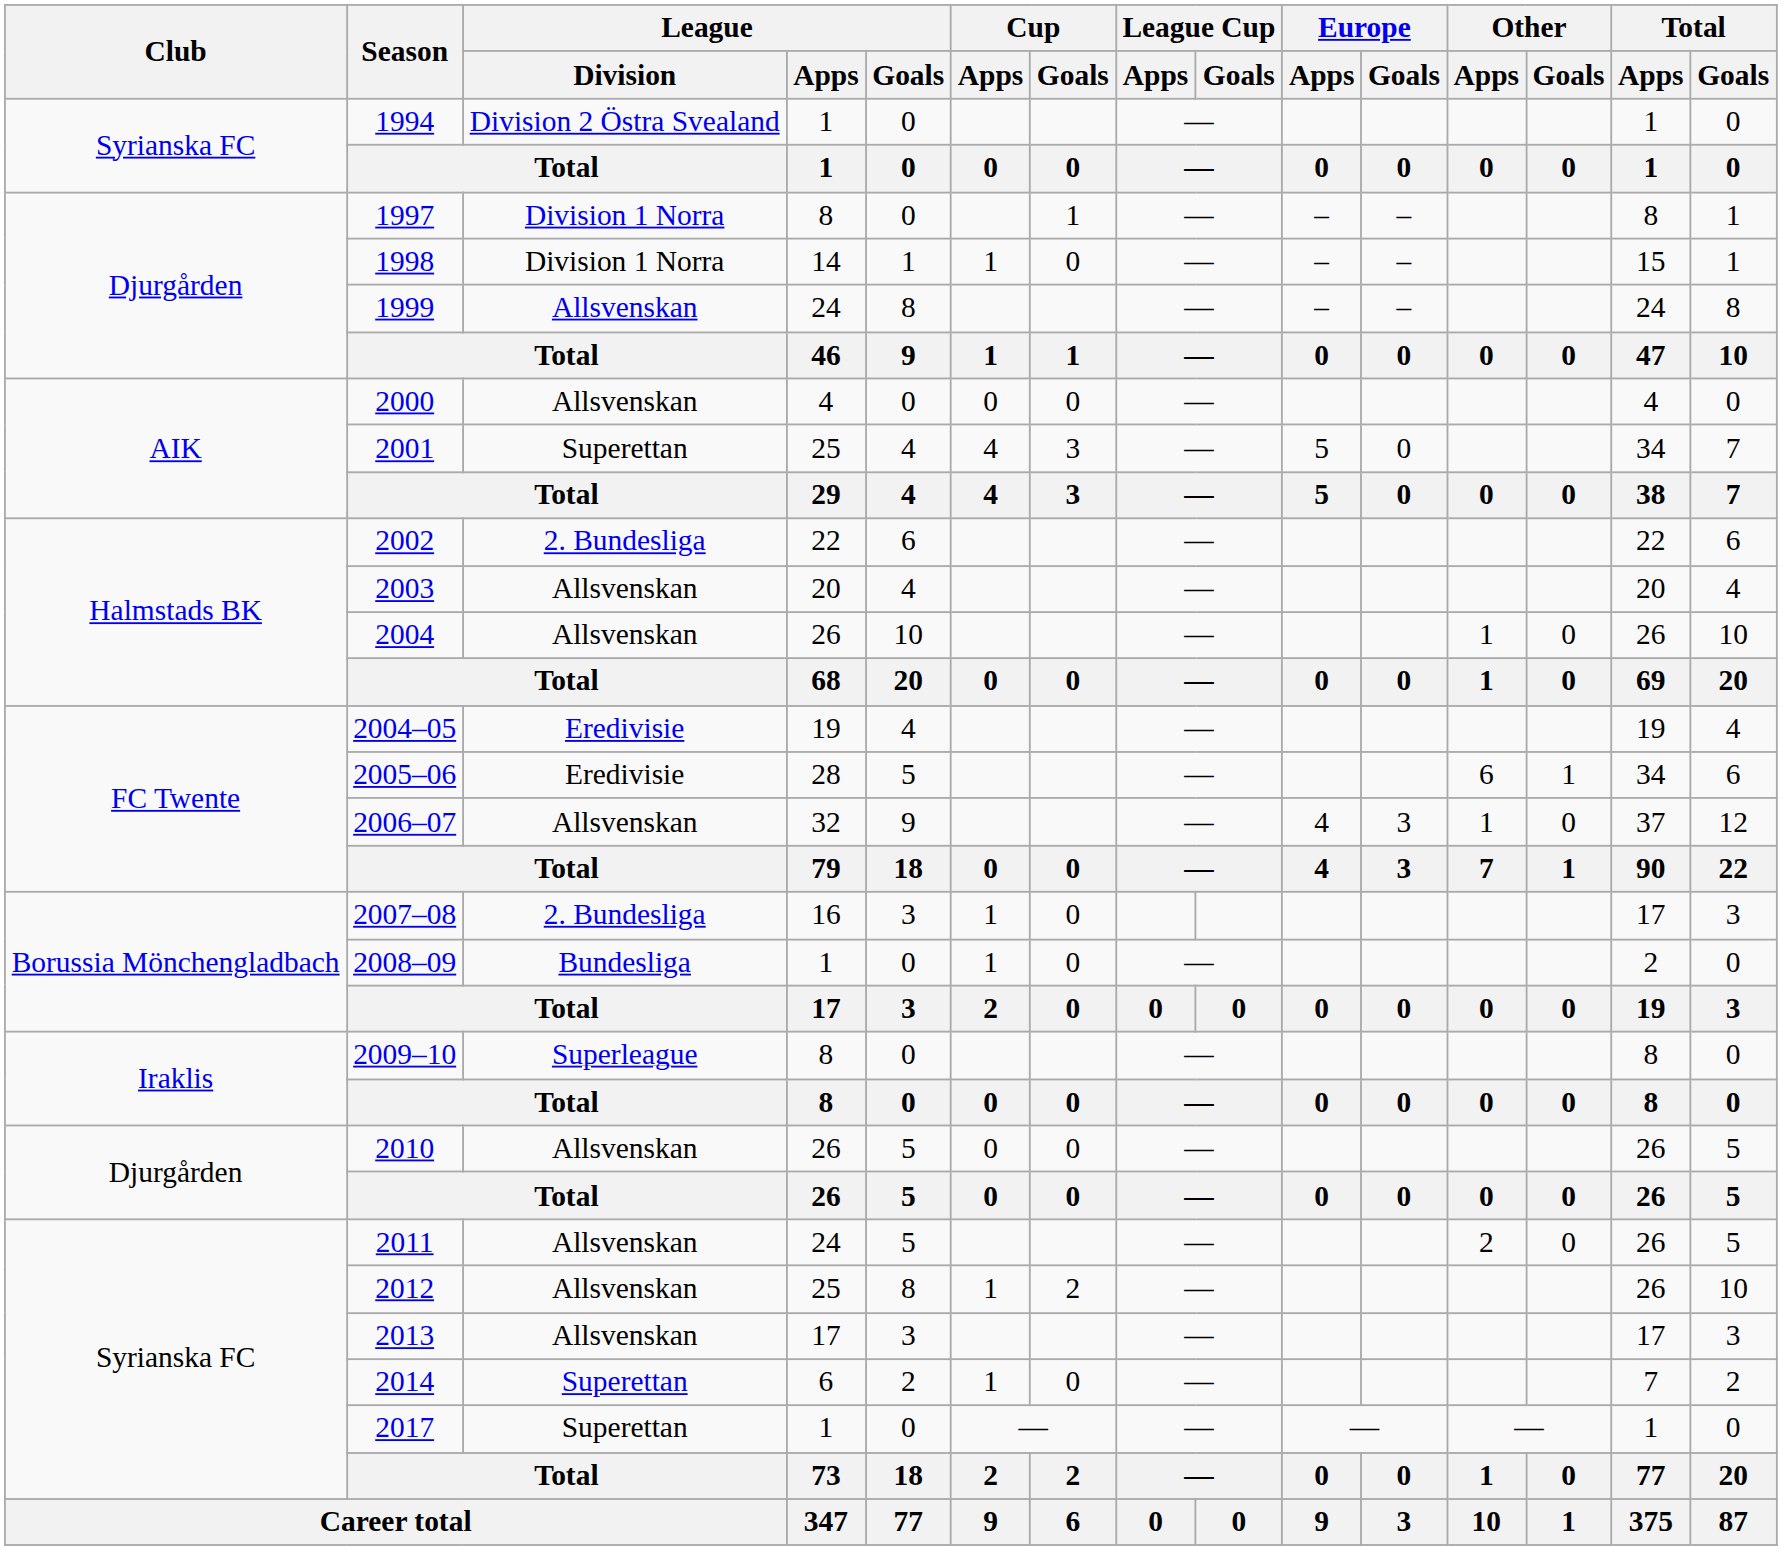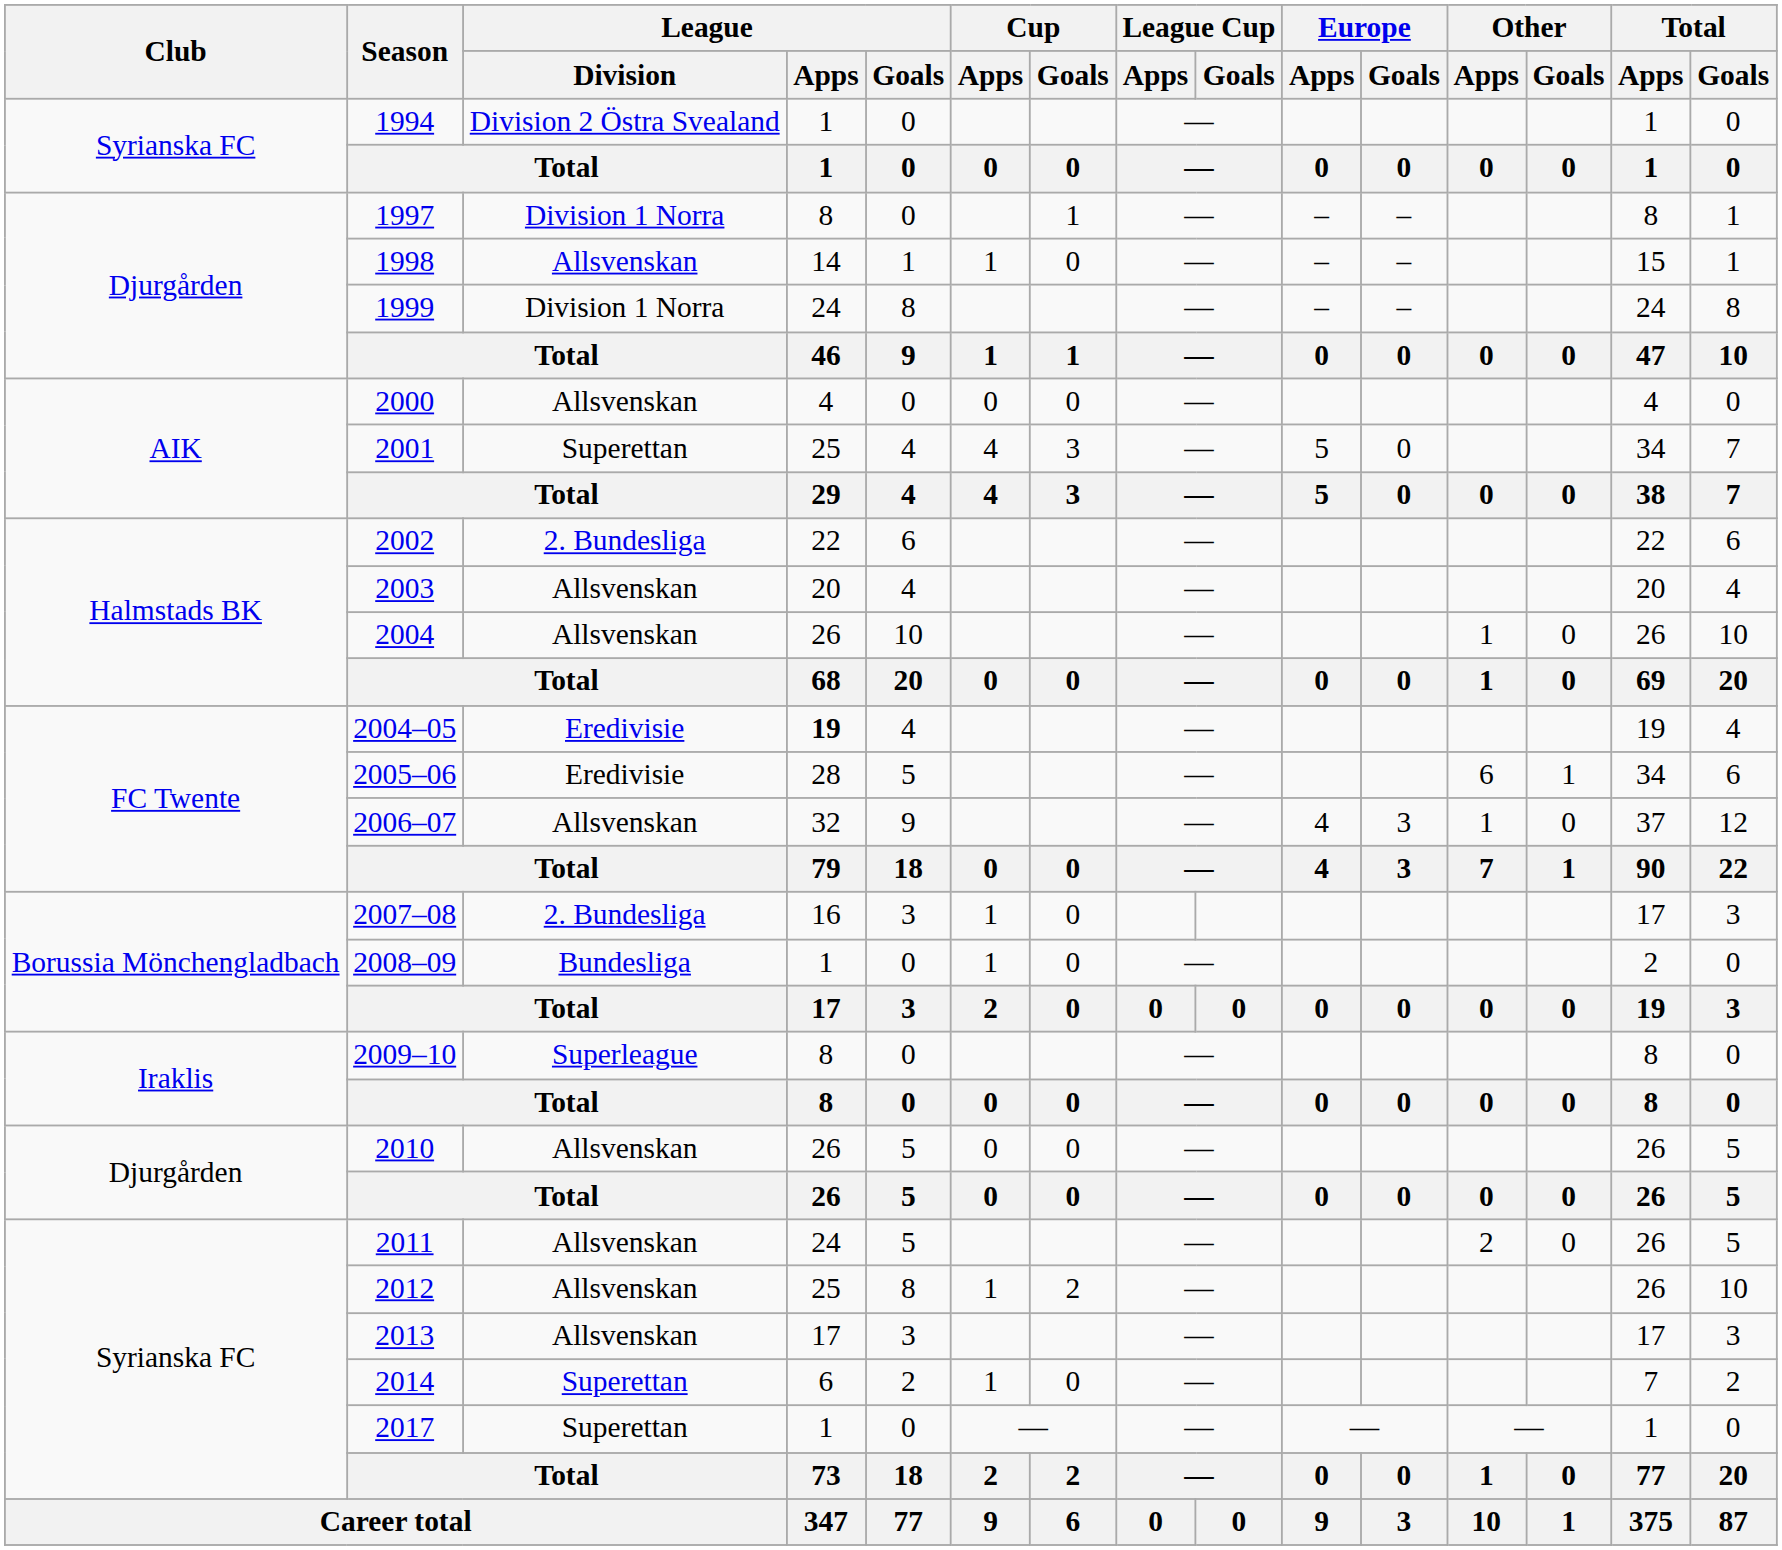(625, 261) Division 1 Norra -> (625, 261) Allsvenskan
(625, 307) Allsvenskan -> (625, 307) Division 1 Norra
(826, 728) normal -> (826, 728) bold
